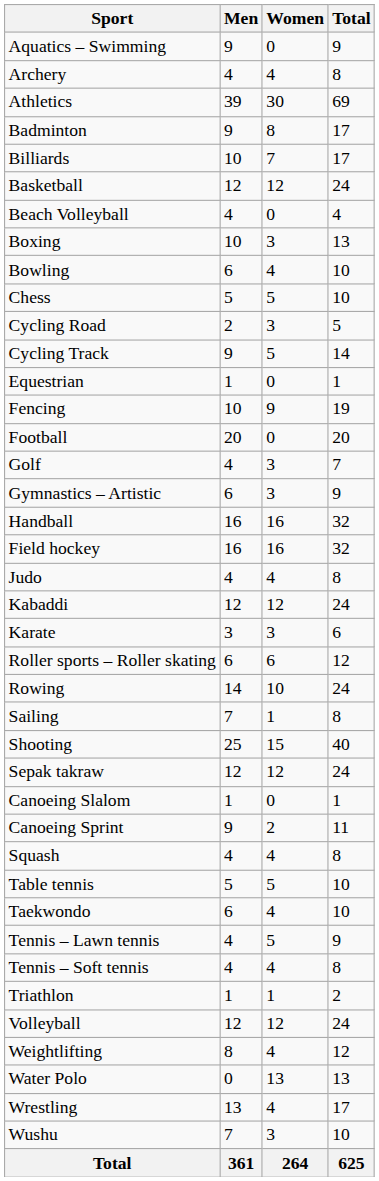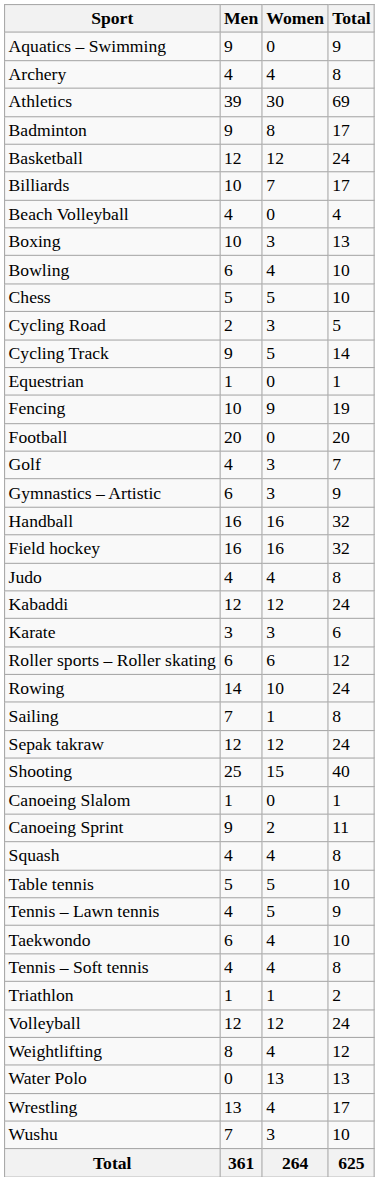rows swapped: (46, 185) <-> (39, 158)
rows swapped: (56, 772) <-> (40, 744)
rows swapped: (50, 911) <-> (84, 939)
